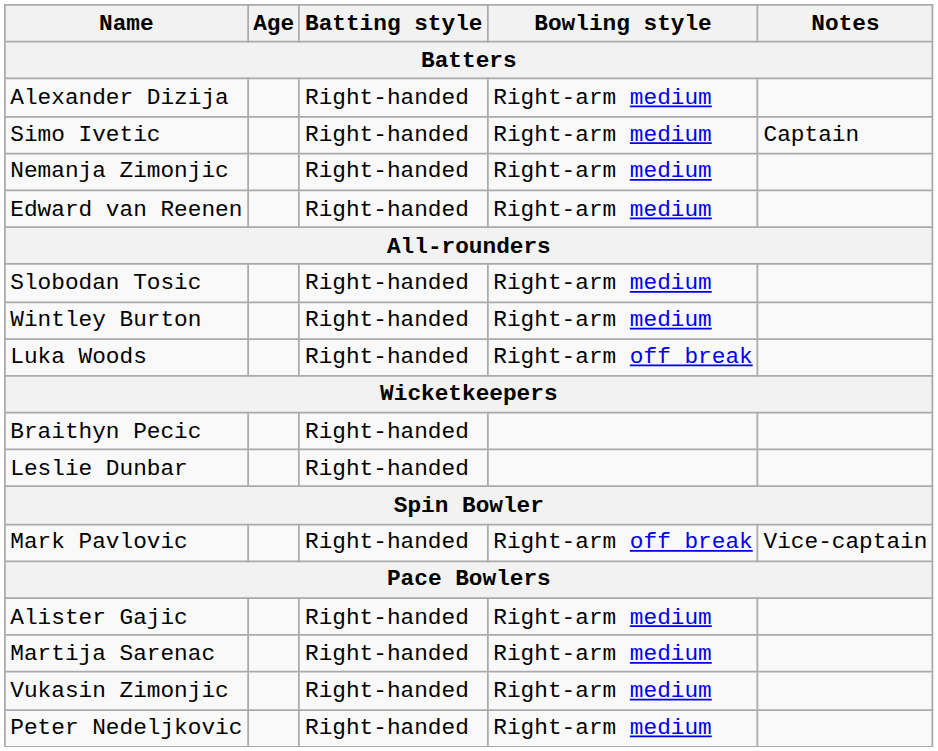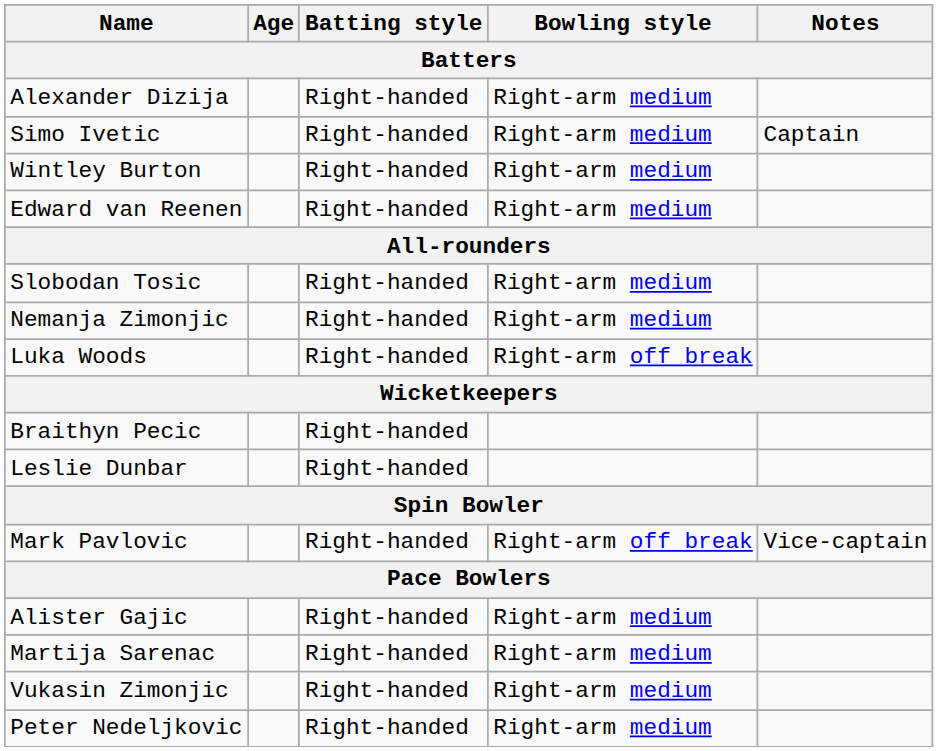rows swapped: (106, 320) <-> (120, 172)
